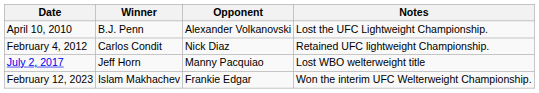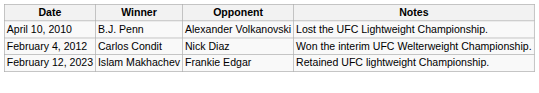(393, 46) Retained UFC lightweight Championship. -> (414, 46) Won the interim UFC Welterweight Championship.
- row: (35, 63)
(414, 79) Won the interim UFC Welterweight Championship. -> (393, 63) Retained UFC lightweight Championship.
